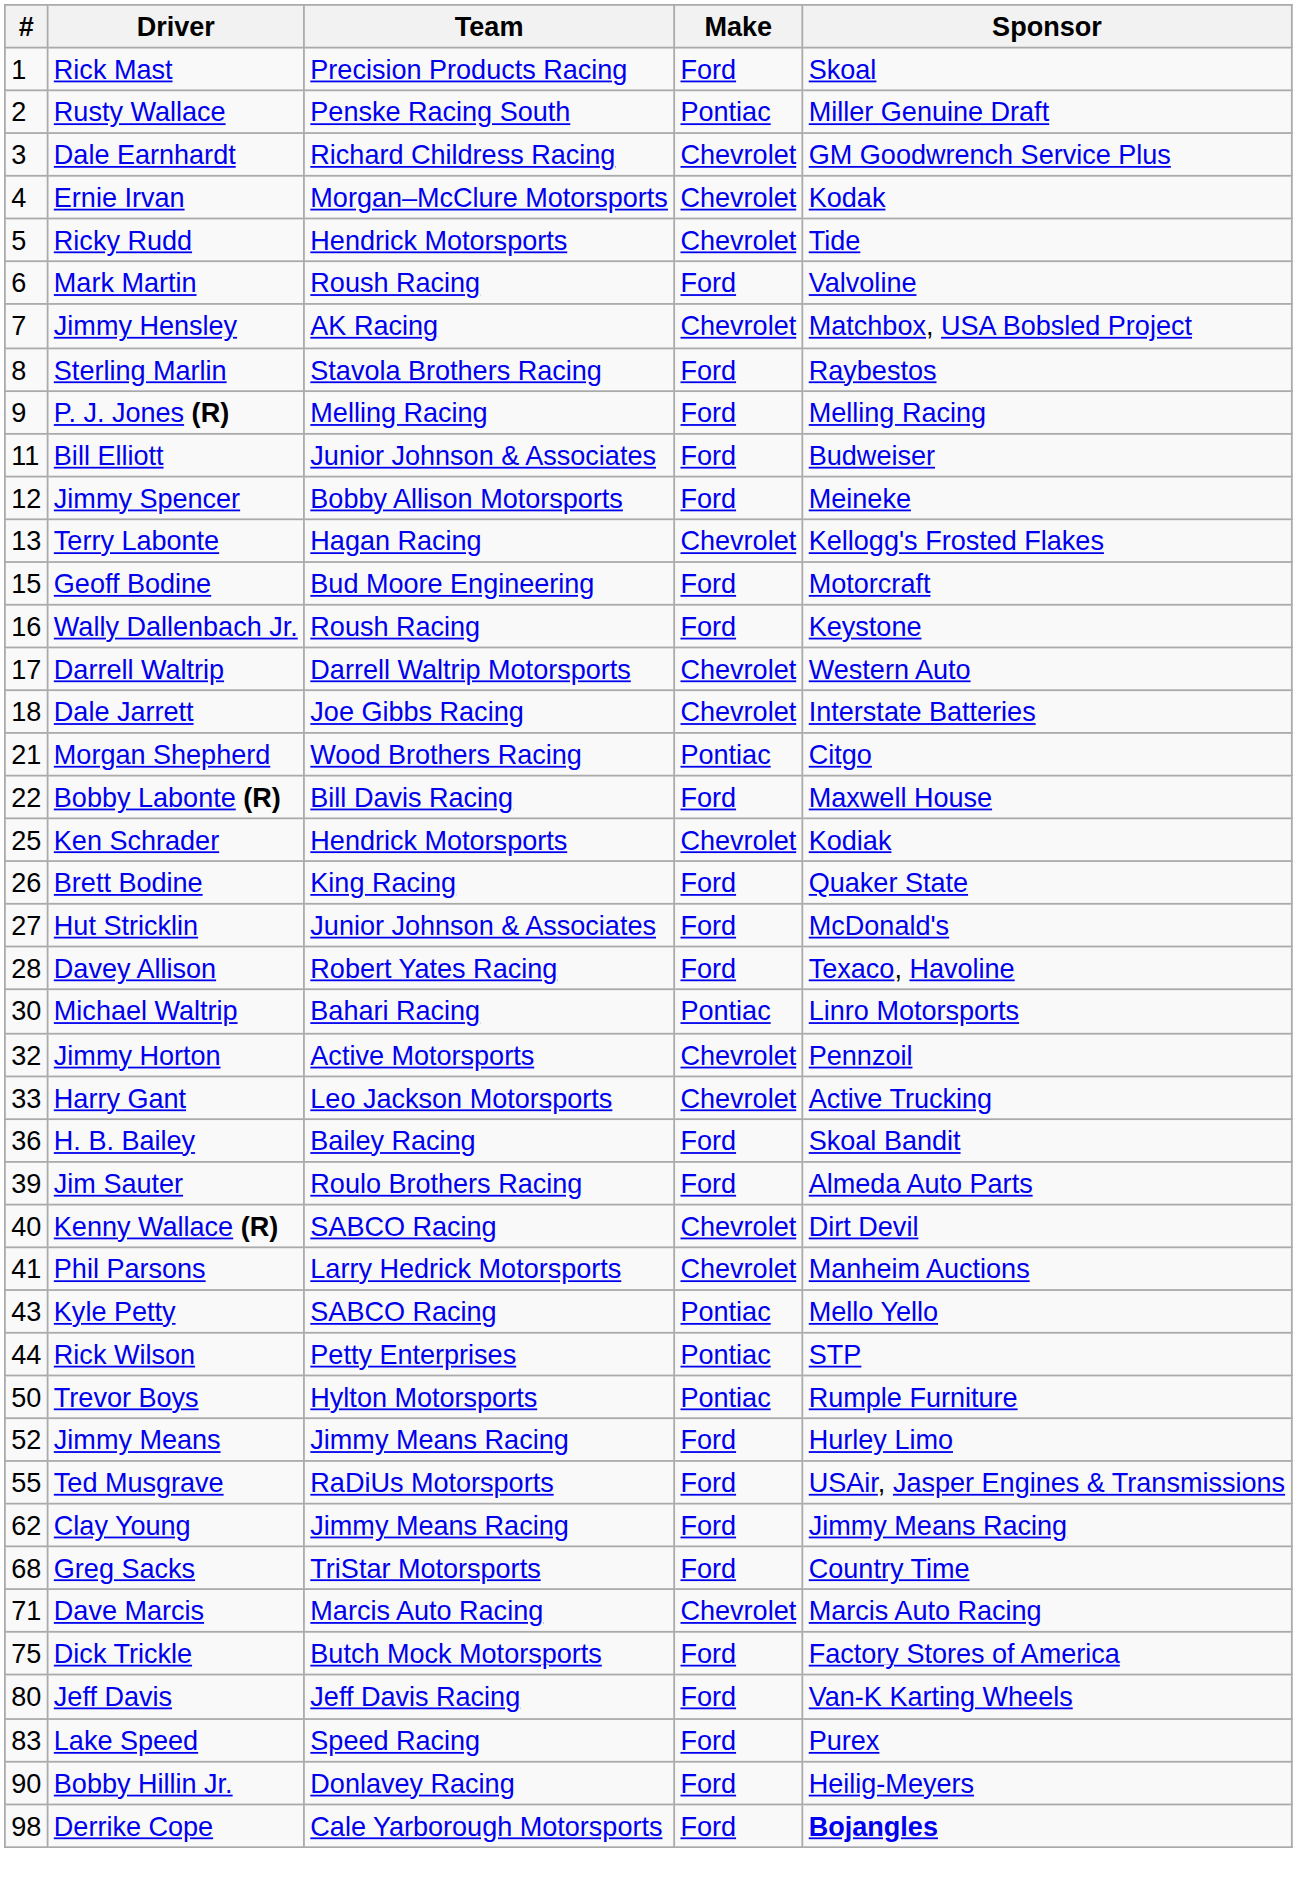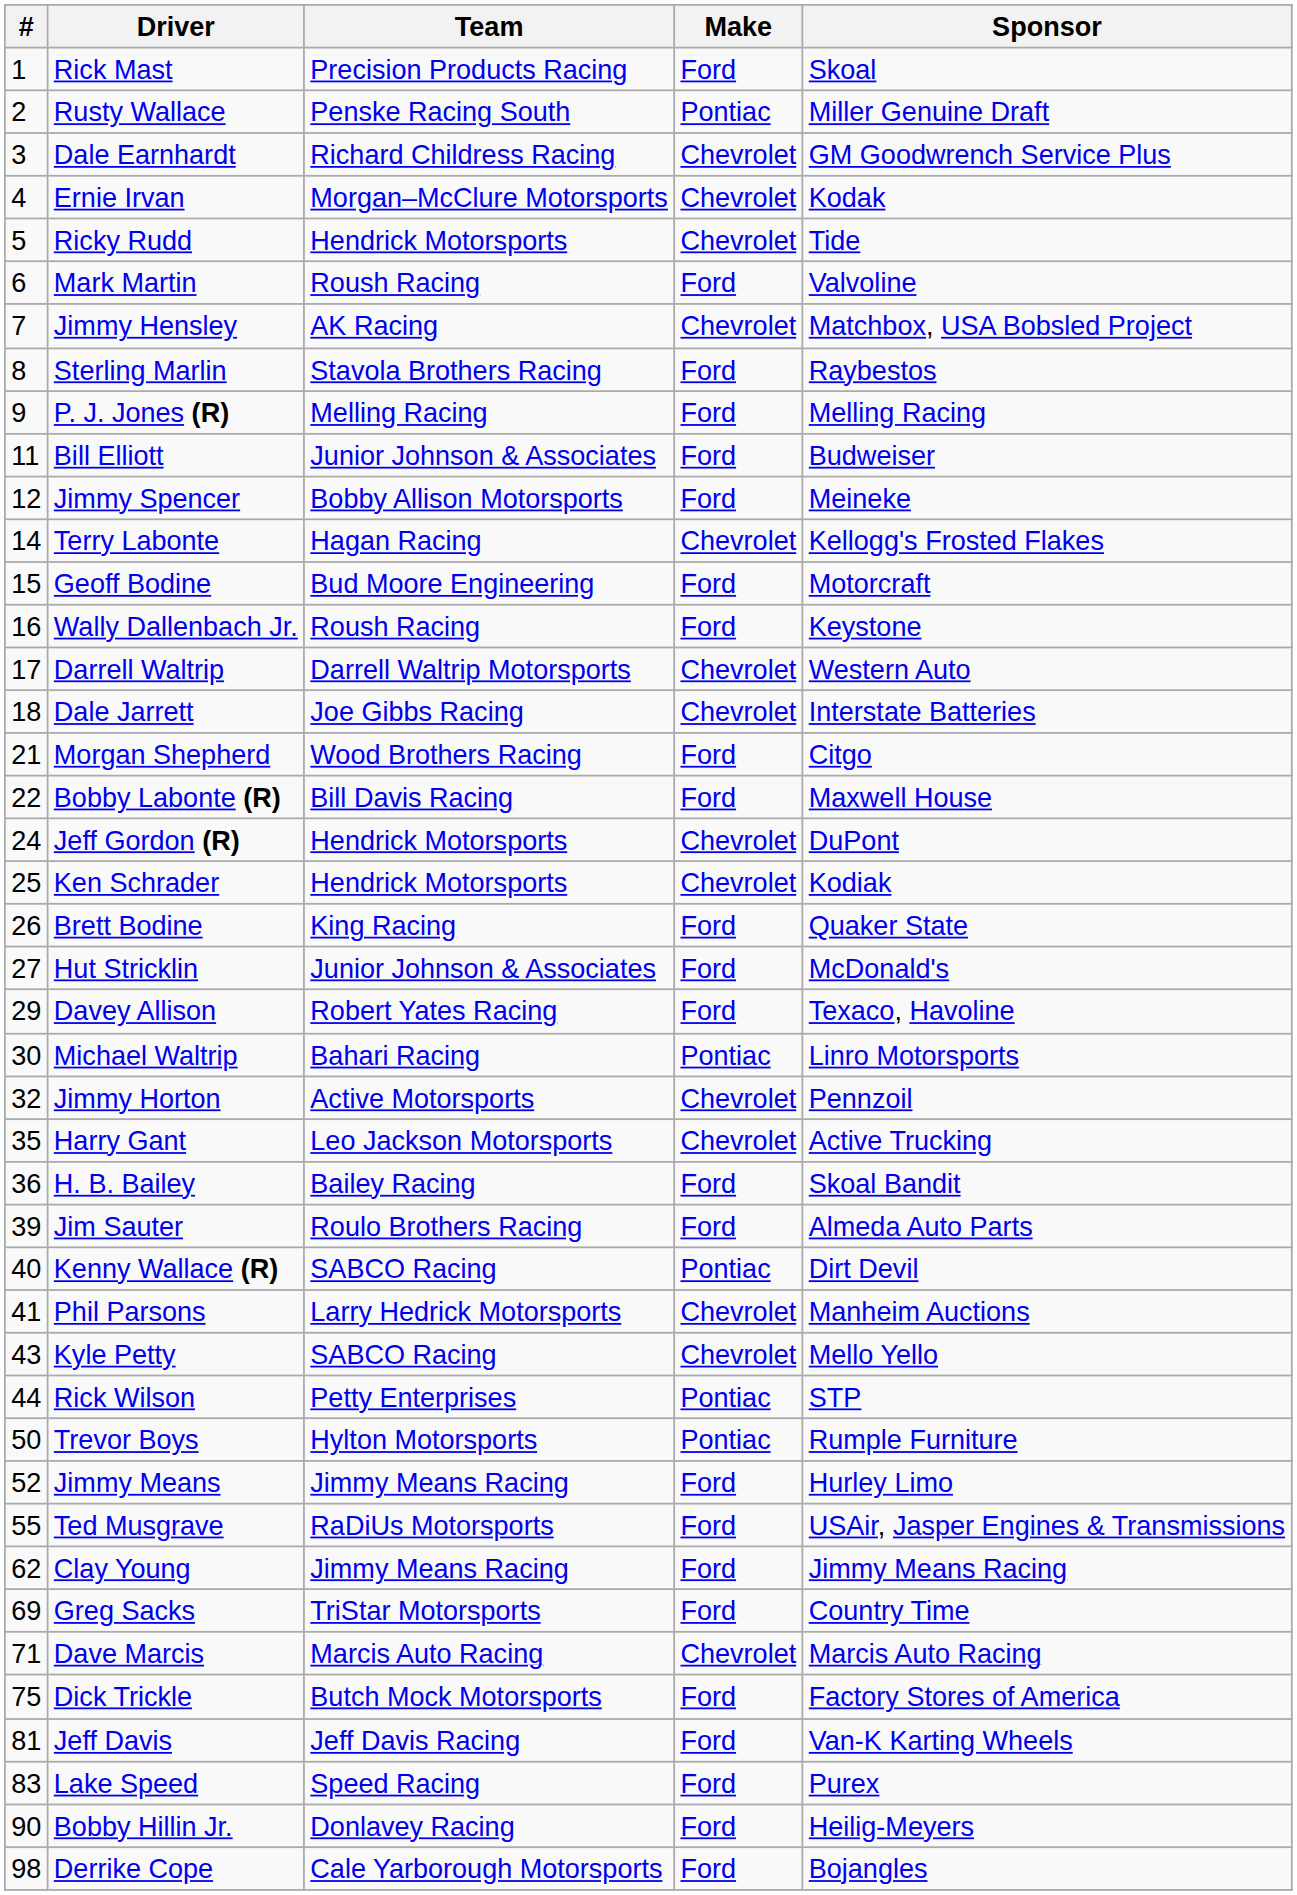(26, 540) 13 -> (26, 540) 14
(726, 755) Pontiac -> (708, 755) Ford
+ row: (147, 840)
(26, 969) 28 -> (26, 1012) 29
(26, 1097) 33 -> (26, 1140) 35
(738, 1226) Chevrolet -> (726, 1269) Pontiac
(726, 1311) Pontiac -> (738, 1354) Chevrolet
(26, 1568) 68 -> (26, 1611) 69
(26, 1697) 80 -> (26, 1740) 81
(873, 1825) bold -> (868, 1868) normal
